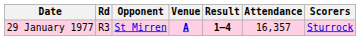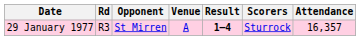columns swapped: (273, 13) <-> (330, 13)
(186, 28) bold -> (186, 28) normal
